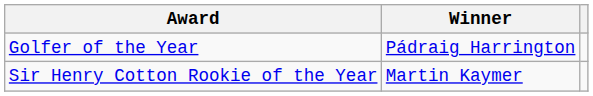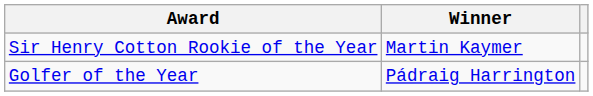rows swapped: (104, 48) <-> (193, 76)
